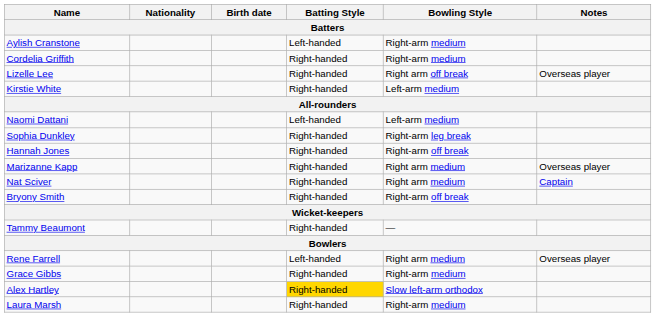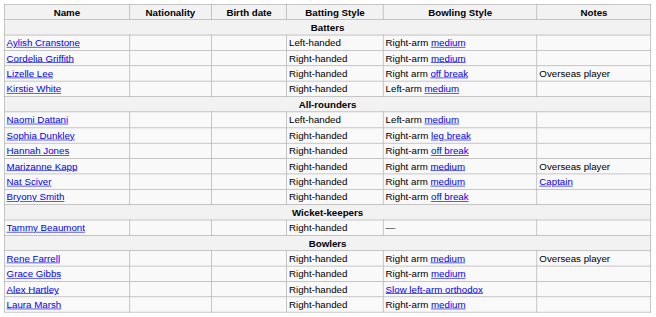(315, 259) Left-handed -> (318, 259) Right-handed
(318, 289) gold background -> (318, 289) no background
